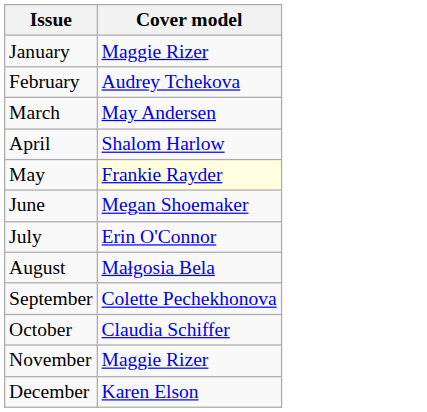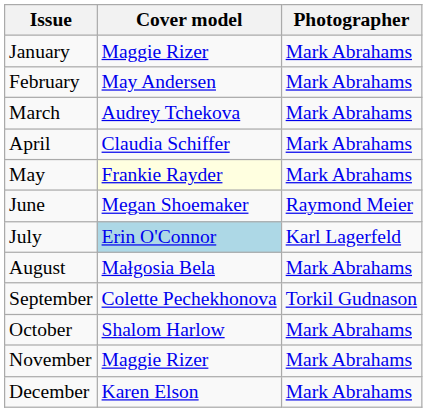+ column: (351, 19)
(171, 81) Audrey Tchekova -> (159, 81) May Andersen
(159, 112) May Andersen -> (171, 112) Audrey Tchekova
(163, 143) Shalom Harlow -> (166, 143) Claudia Schiffer
(159, 236) no background -> (159, 236) lightblue background
(166, 329) Claudia Schiffer -> (163, 329) Shalom Harlow
